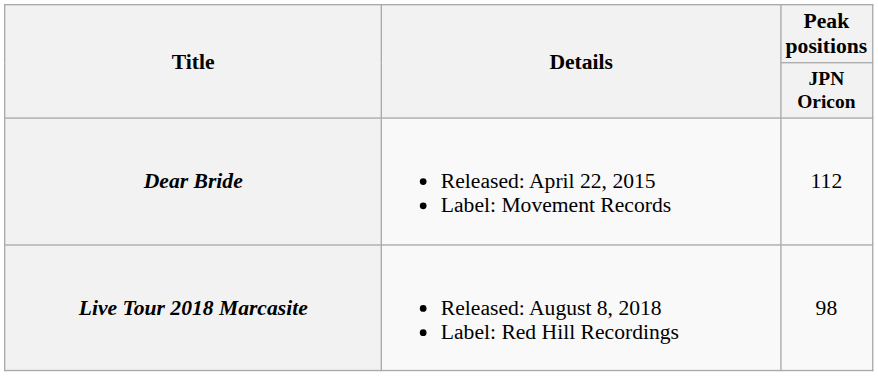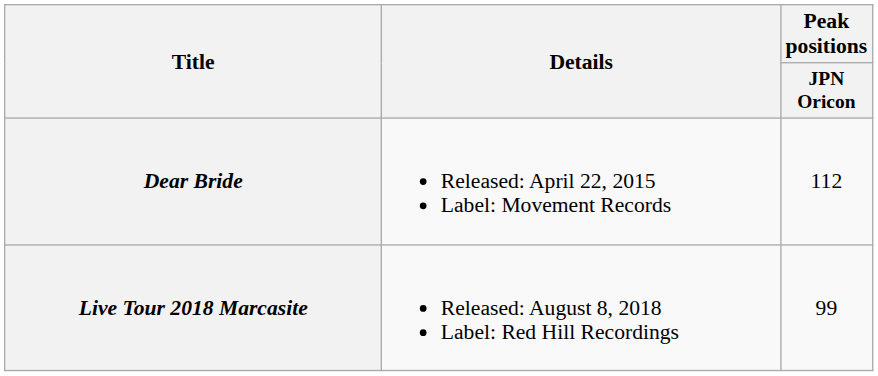(826, 307) 98 -> (826, 307) 99
